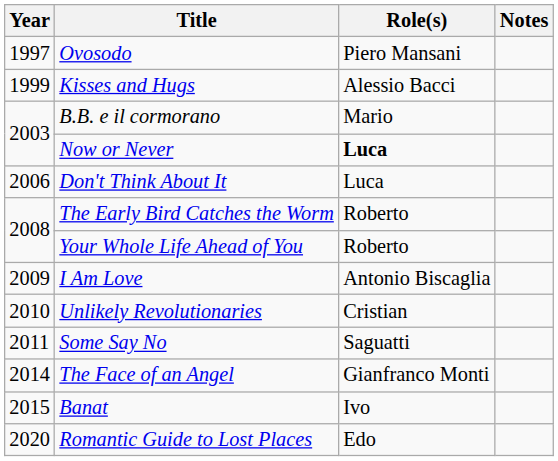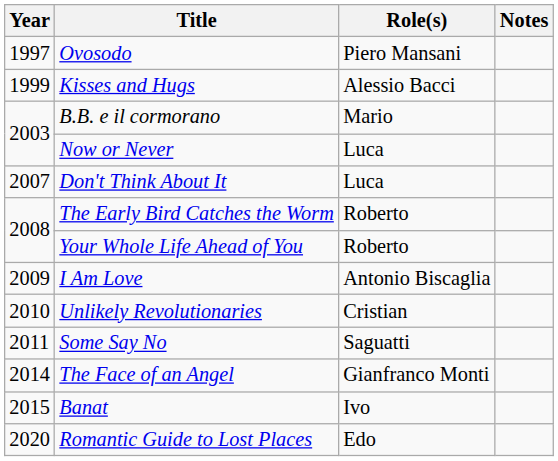(365, 149) bold -> (363, 149) normal
(30, 181) 2006 -> (30, 181) 2007
